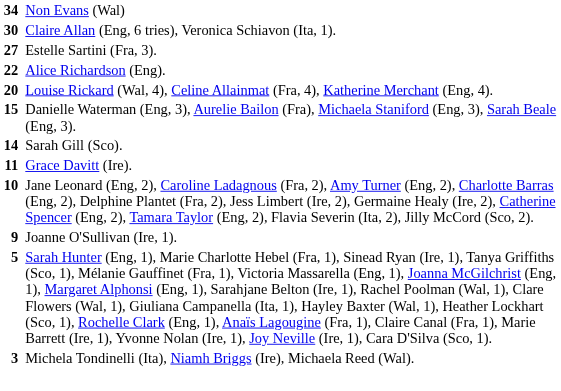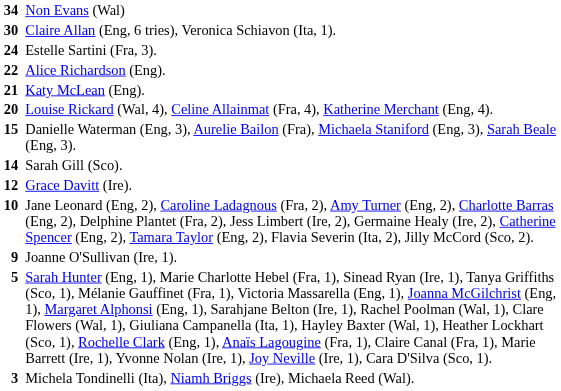(11, 50) 27 -> (11, 50) 24
+ row: (85, 90)
(11, 165) 11 -> (11, 185) 12
